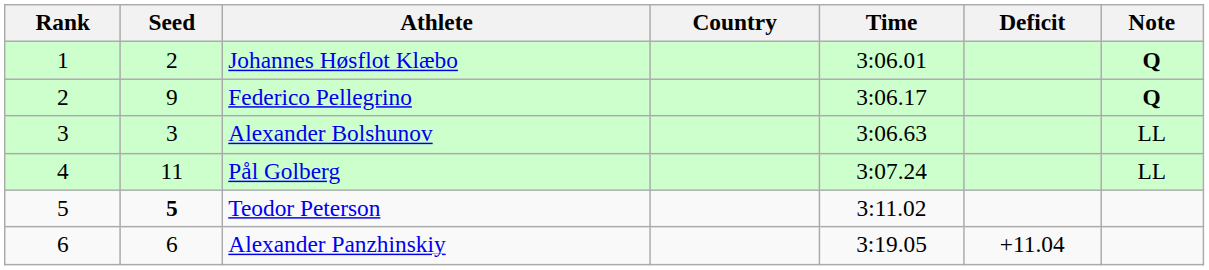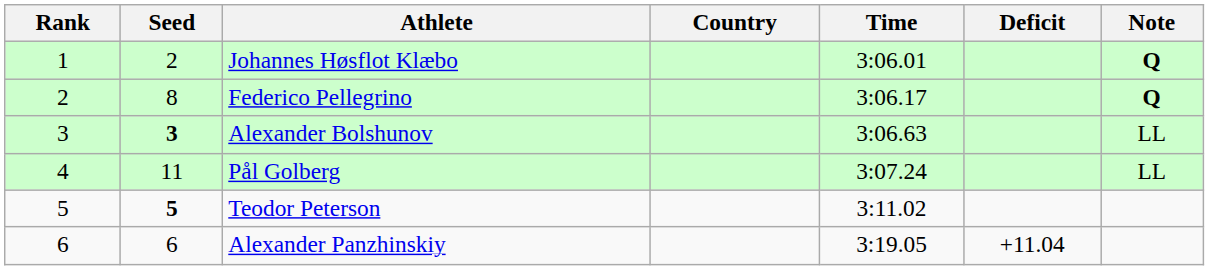(172, 97) 9 -> (172, 97) 8
(172, 134) normal -> (172, 134) bold
